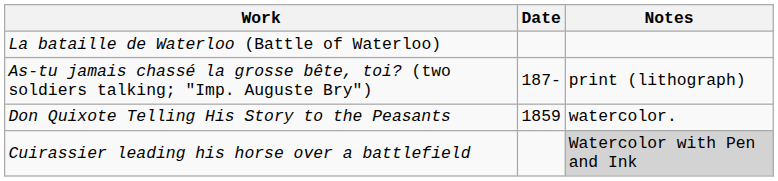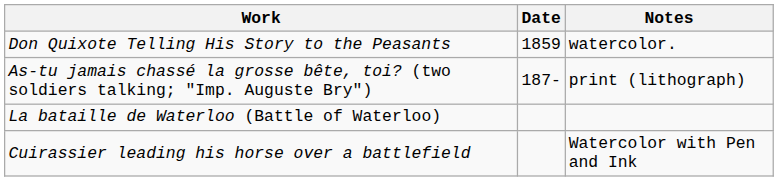rows swapped: (230, 117) <-> (225, 45)
(662, 153) lightgrey background -> (662, 153) no background
